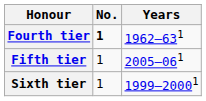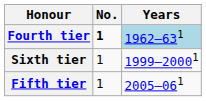(154, 37) no background -> (154, 37) lightblue background
rows swapped: (49, 60) <-> (49, 84)
